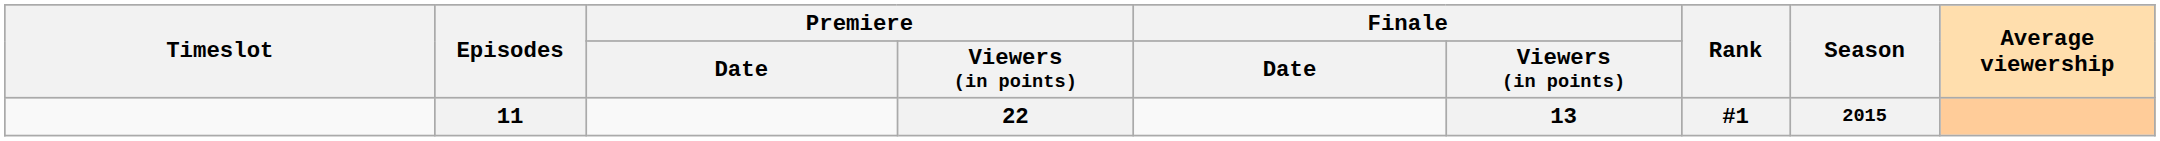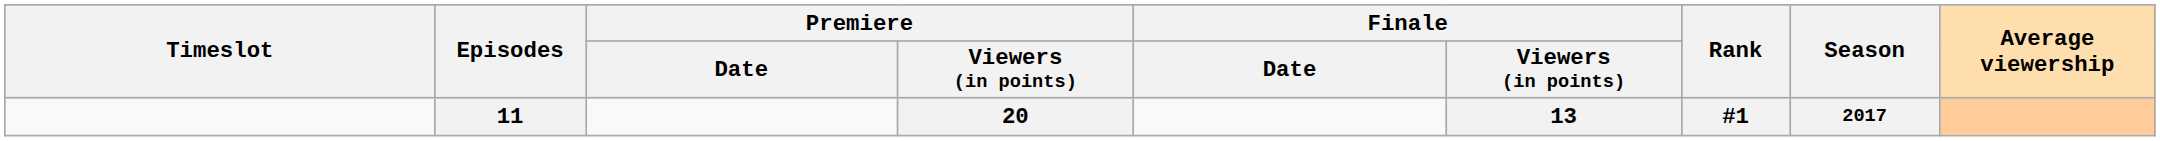(1015, 117) 22 -> (1015, 117) 20
(1865, 117) 2015 -> (1865, 117) 2017
